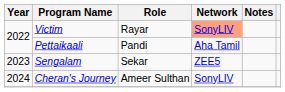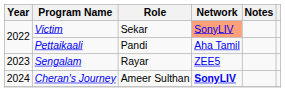(135, 29) Rayar -> (134, 29) Sekar
(134, 62) Sekar -> (135, 62) Rayar
(214, 78) normal -> (215, 78) bold
